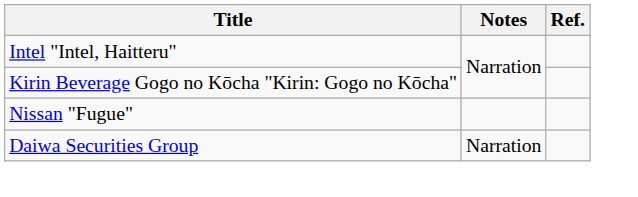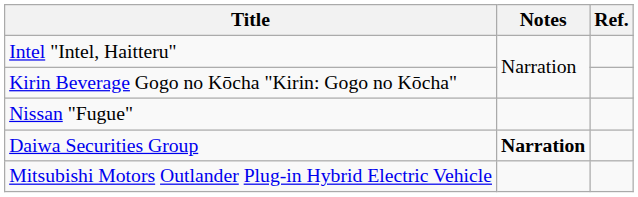(504, 144) normal -> (543, 144) bold
+ row: (251, 176)
